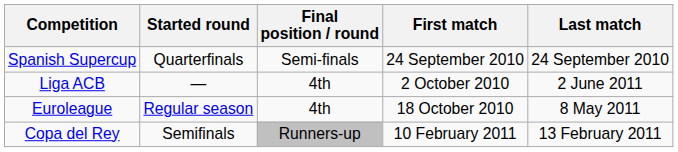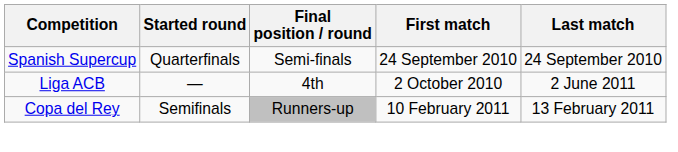- row: (72, 109)
